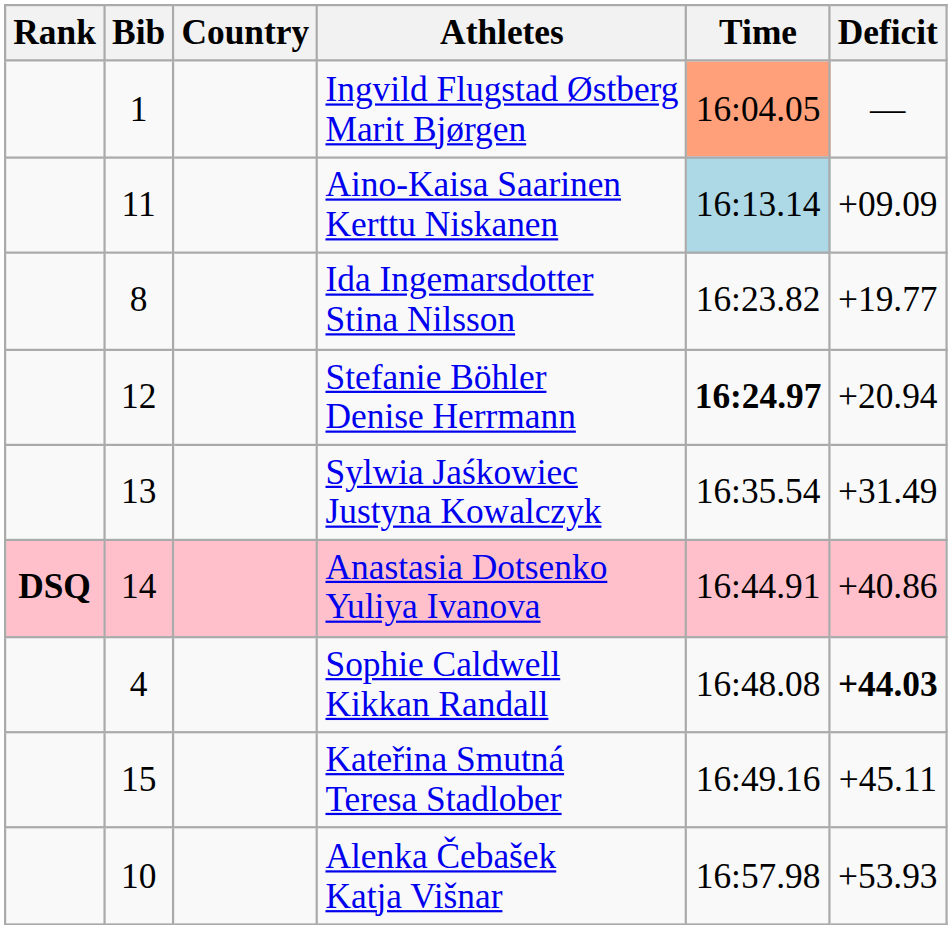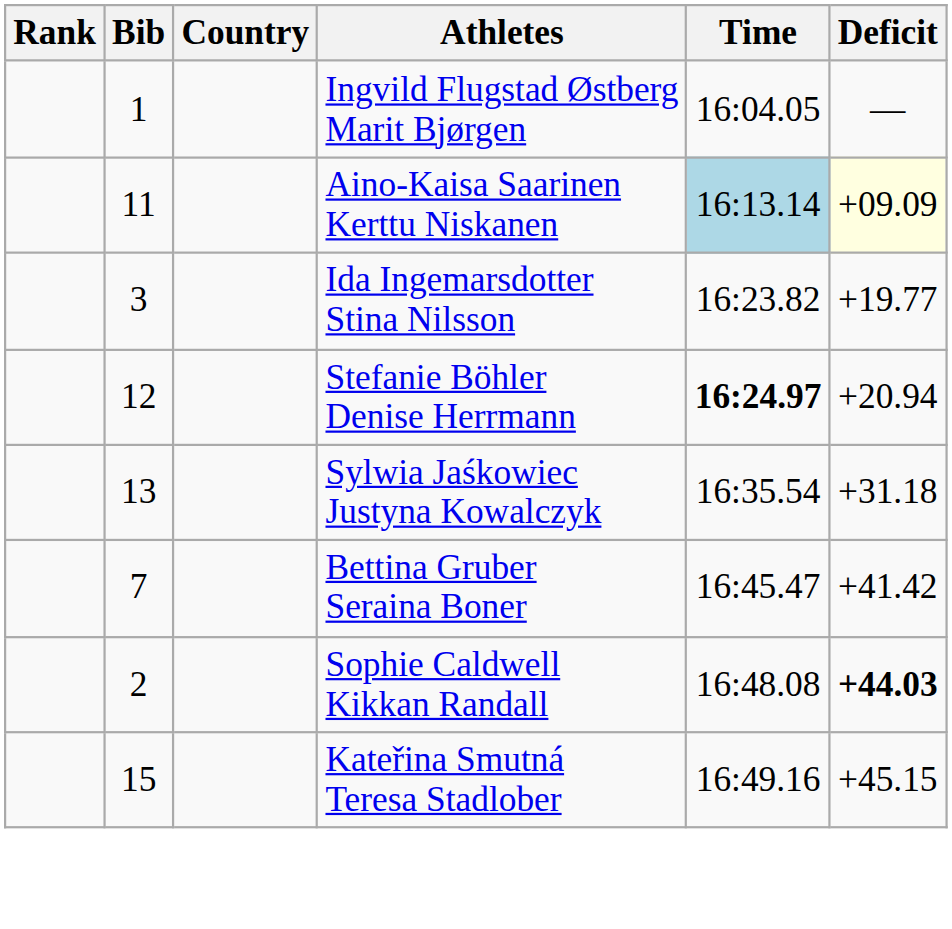(758, 108) lightsalmon background -> (758, 108) no background
(888, 204) no background -> (888, 204) lightyellow background
(139, 300) 8 -> (139, 300) 3
(888, 491) +31.49 -> (888, 491) +31.18
- row: (466, 587)
+ row: (431, 587)
(139, 683) 4 -> (139, 683) 2
(888, 779) +45.11 -> (888, 779) +45.15
- row: (441, 875)
